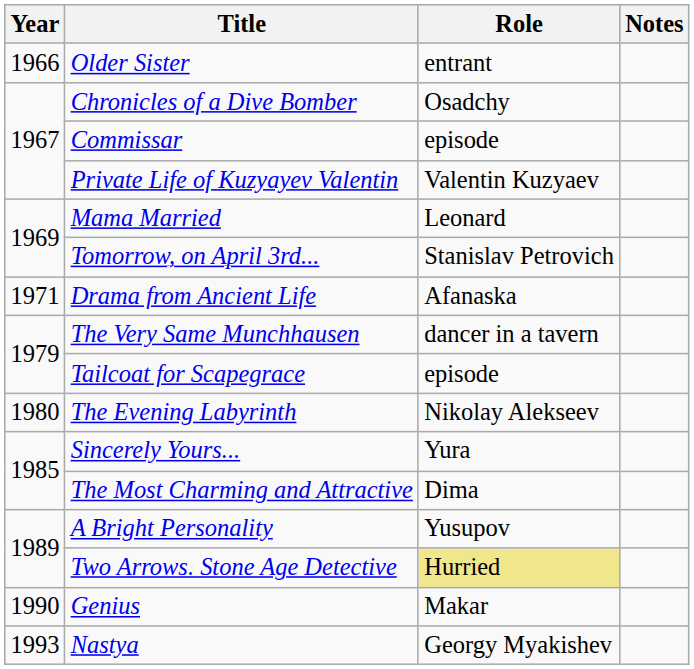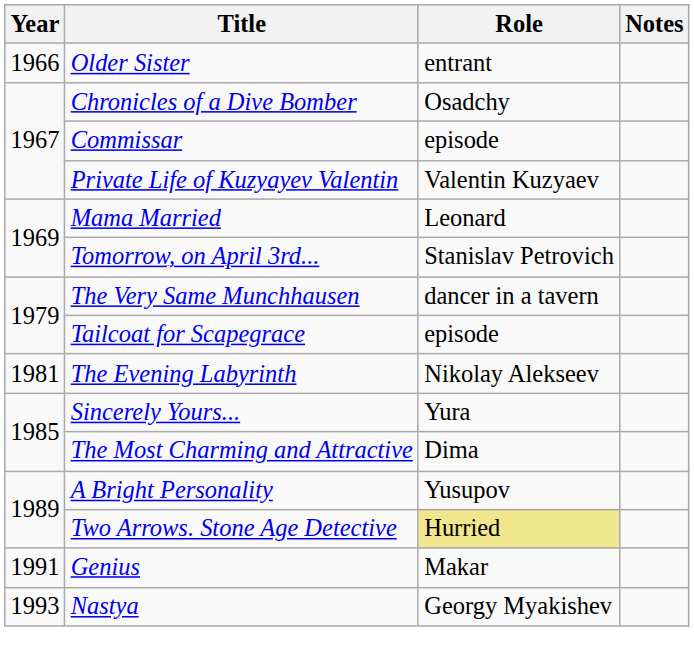- row: (193, 295)
(35, 412) 1980 -> (35, 373) 1981
(35, 606) 1990 -> (35, 567) 1991
